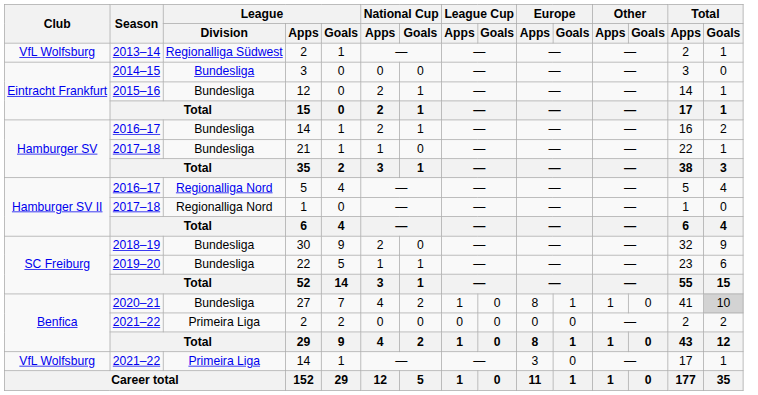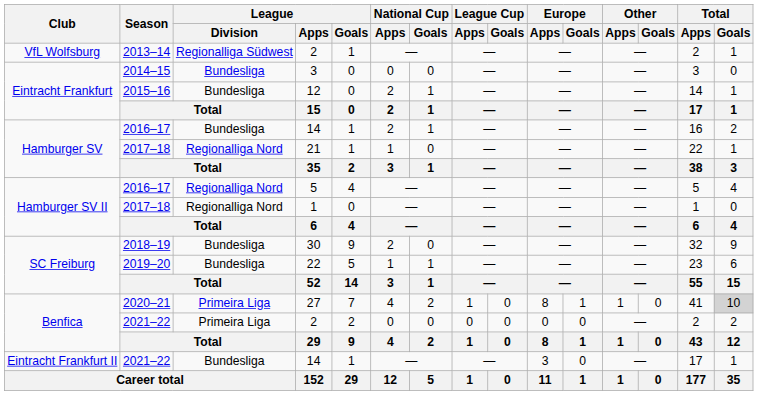(224, 149) Bundesliga -> (234, 149) Regionalliga Nord
(224, 303) Bundesliga -> (234, 303) Primeira Liga
(57, 361) VfL Wolfsburg -> (62, 361) Eintracht Frankfurt II
(224, 361) Primeira Liga -> (234, 361) Bundesliga
